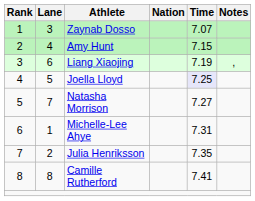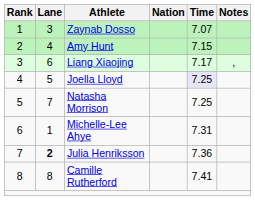(202, 63) 7.19 -> (202, 63) 7.17
(202, 102) 7.27 -> (202, 102) 7.25
(50, 153) normal -> (50, 153) bold
(202, 153) 7.35 -> (202, 153) 7.36
